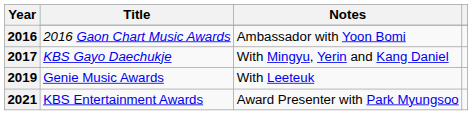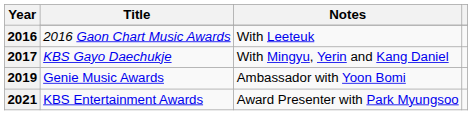(321, 36) Ambassador with Yoon Bomi -> (276, 36) With Leeteuk
(276, 78) With Leeteuk -> (321, 78) Ambassador with Yoon Bomi
